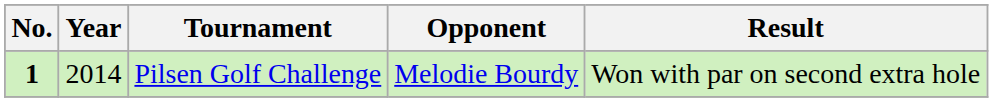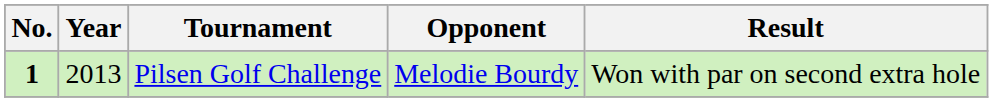(93, 73) 2014 -> (93, 73) 2013
